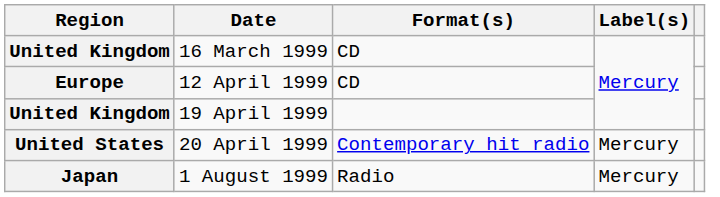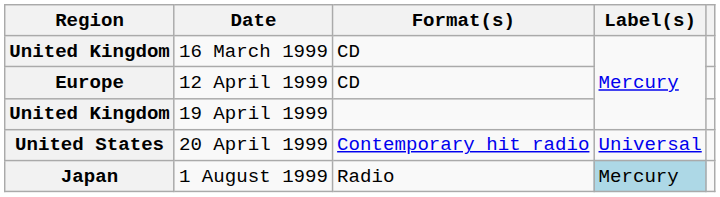(639, 145) Mercury -> (650, 145) Universal
(639, 176) no background -> (639, 176) lightblue background
